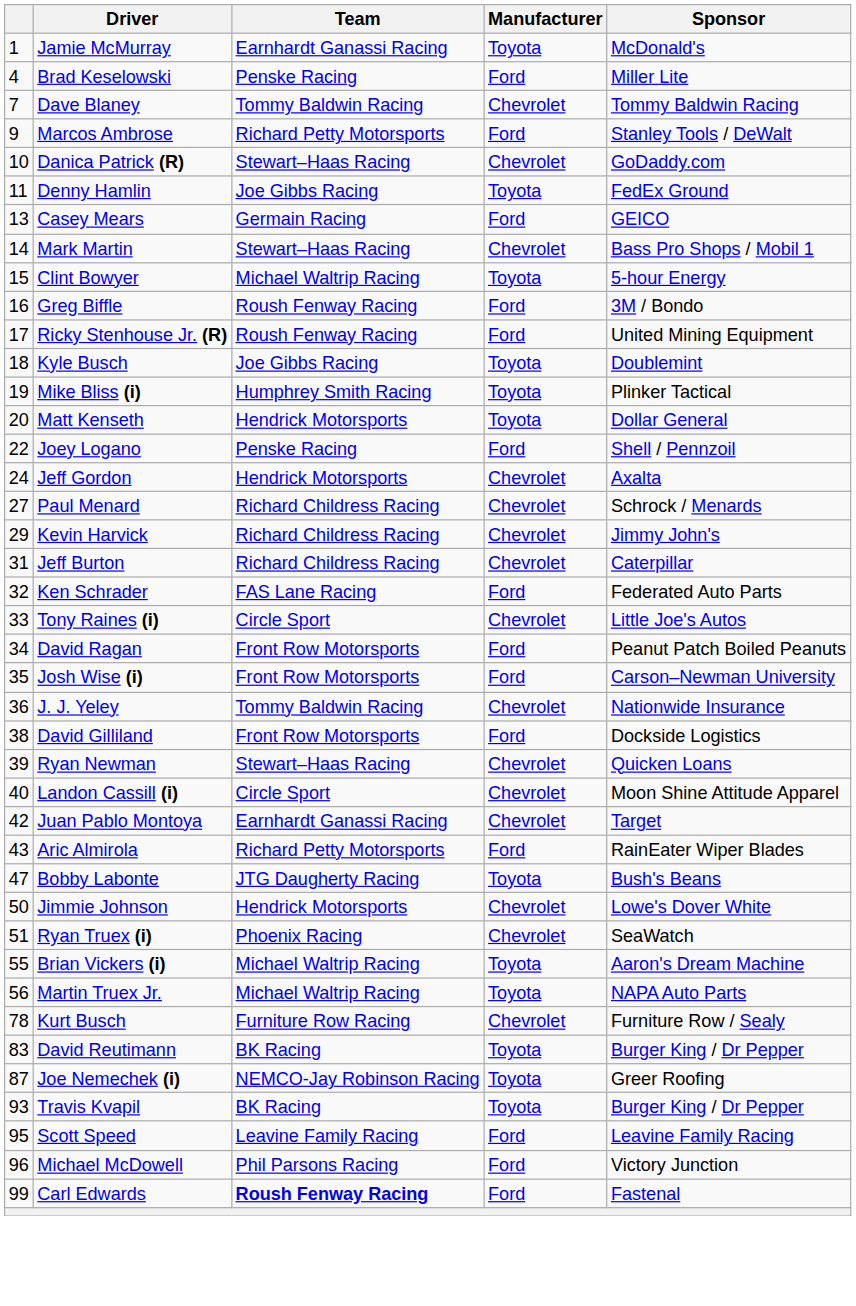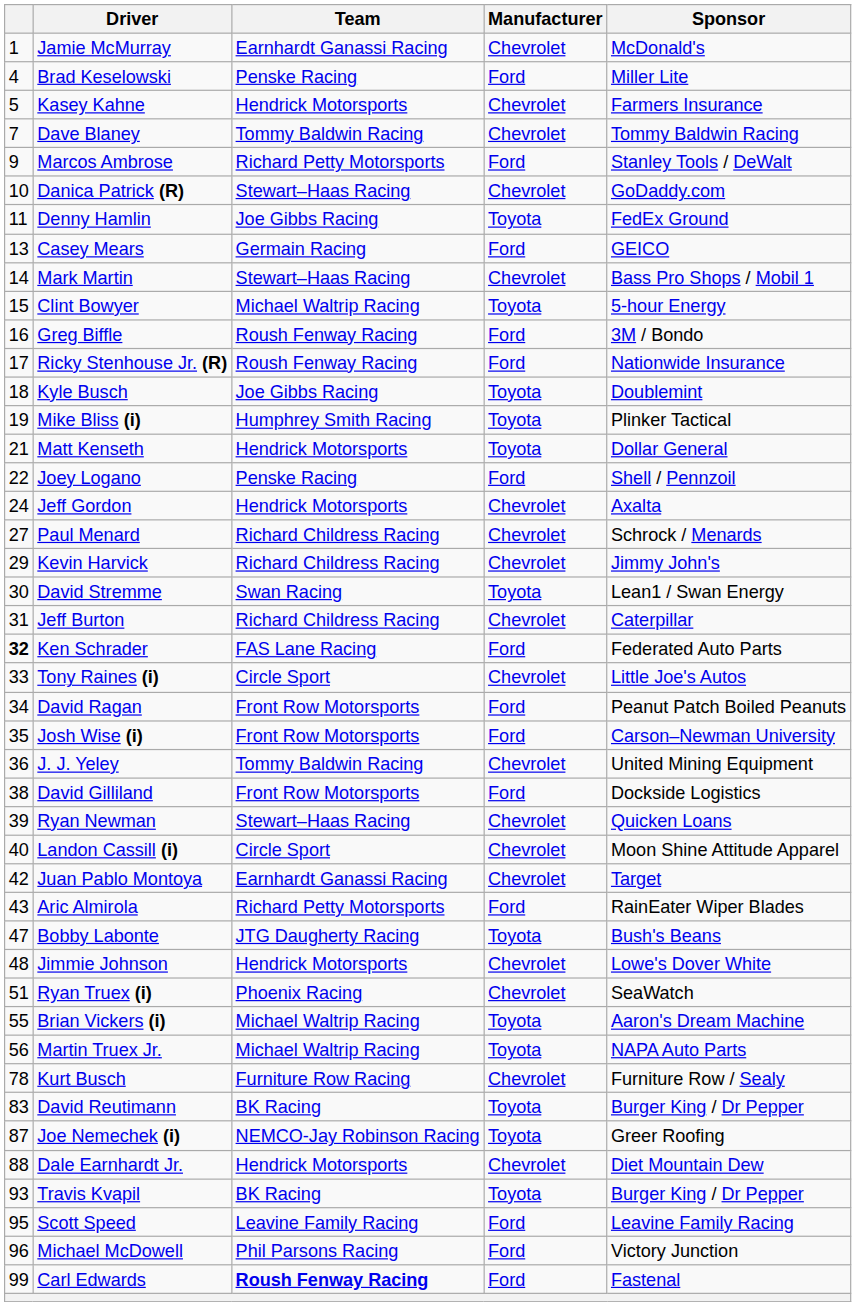(515, 48) Toyota -> (527, 48) Chevrolet
+ row: (91, 105)
(712, 334) United Mining Equipment -> (698, 363) Nationwide Insurance
(19, 420) 20 -> (19, 449) 21
+ row: (100, 592)
(19, 592) normal -> (19, 649) bold
(698, 706) Nationwide Insurance -> (712, 764) United Mining Equipment
(19, 907) 50 -> (19, 964) 48
+ row: (110, 1164)
